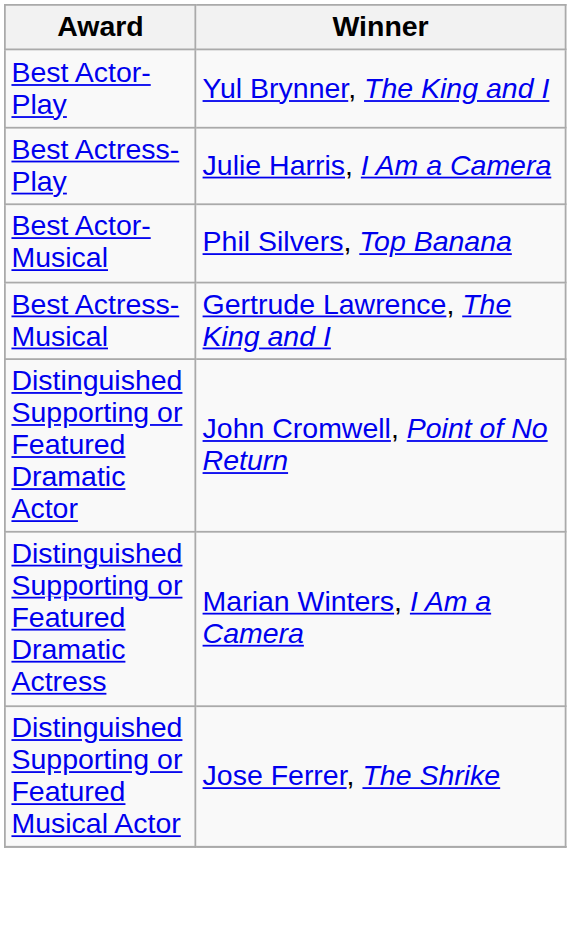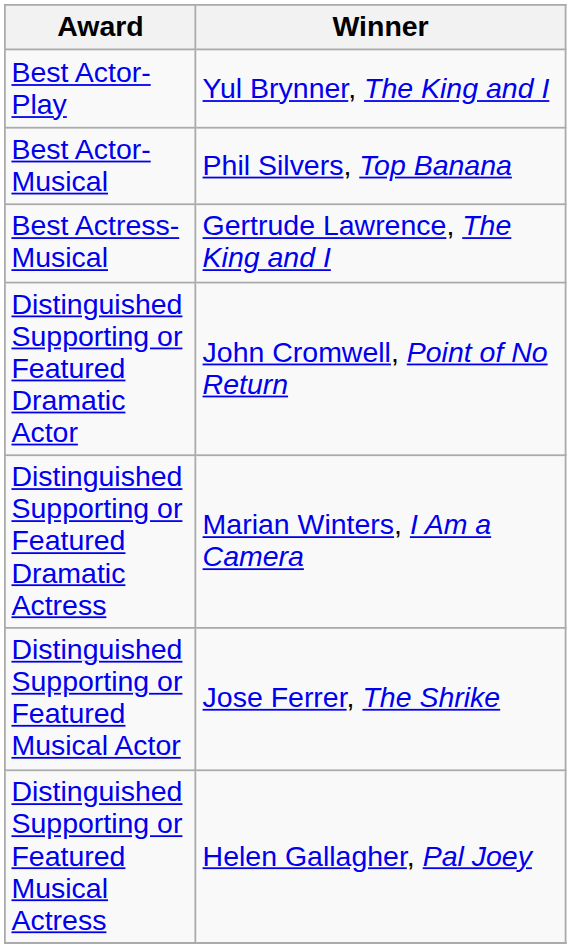- row: (95, 165)
+ row: (97, 855)
